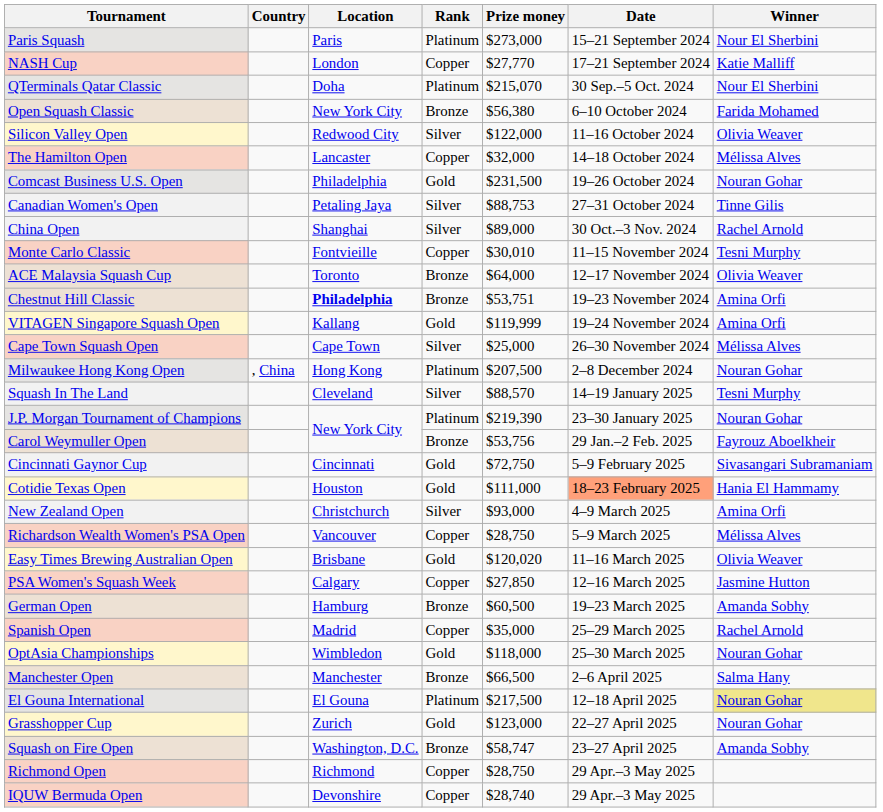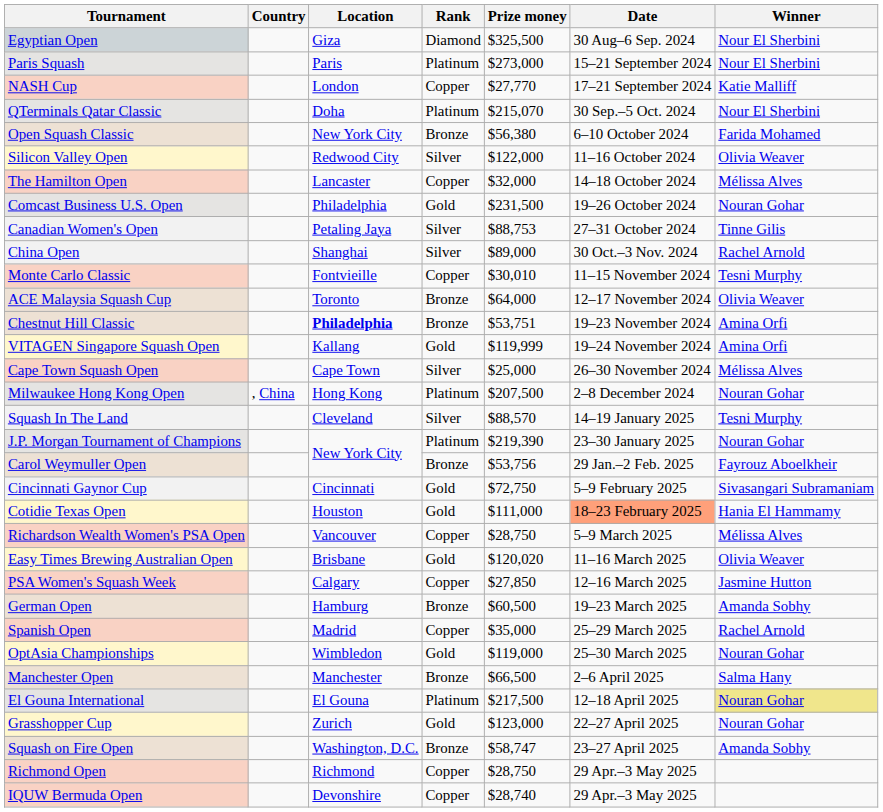+ row: (53, 39)
- row: (66, 511)
(514, 653) $118,000 -> (515, 653) $119,000
